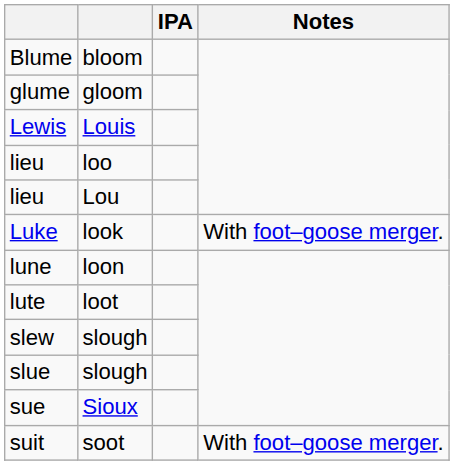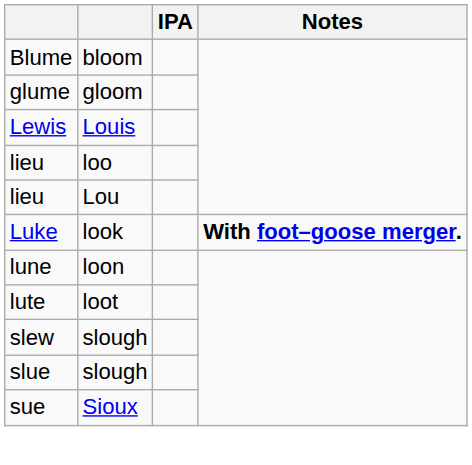(323, 232) normal -> (332, 232) bold
- row: (27, 442)
